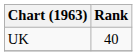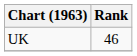(111, 39) 40 -> (111, 39) 46
